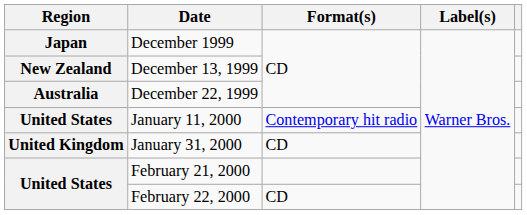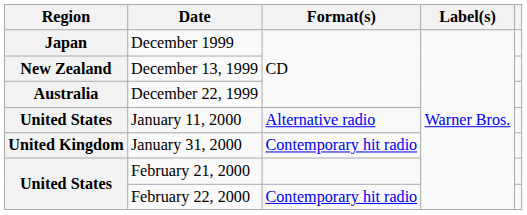(341, 119) Contemporary hit radio -> (320, 119) Alternative radio
(277, 145) CD -> (341, 145) Contemporary hit radio
(277, 196) CD -> (341, 196) Contemporary hit radio
